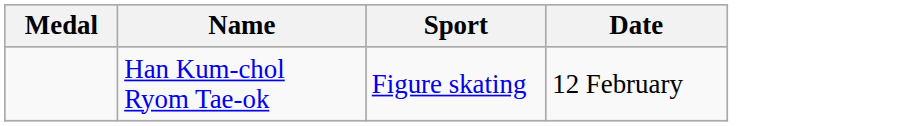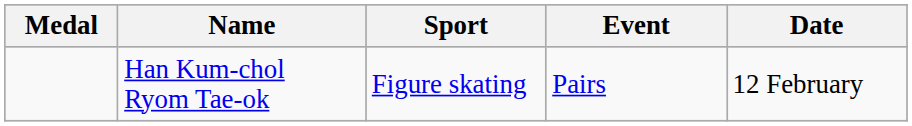+ column: (636, 25)
